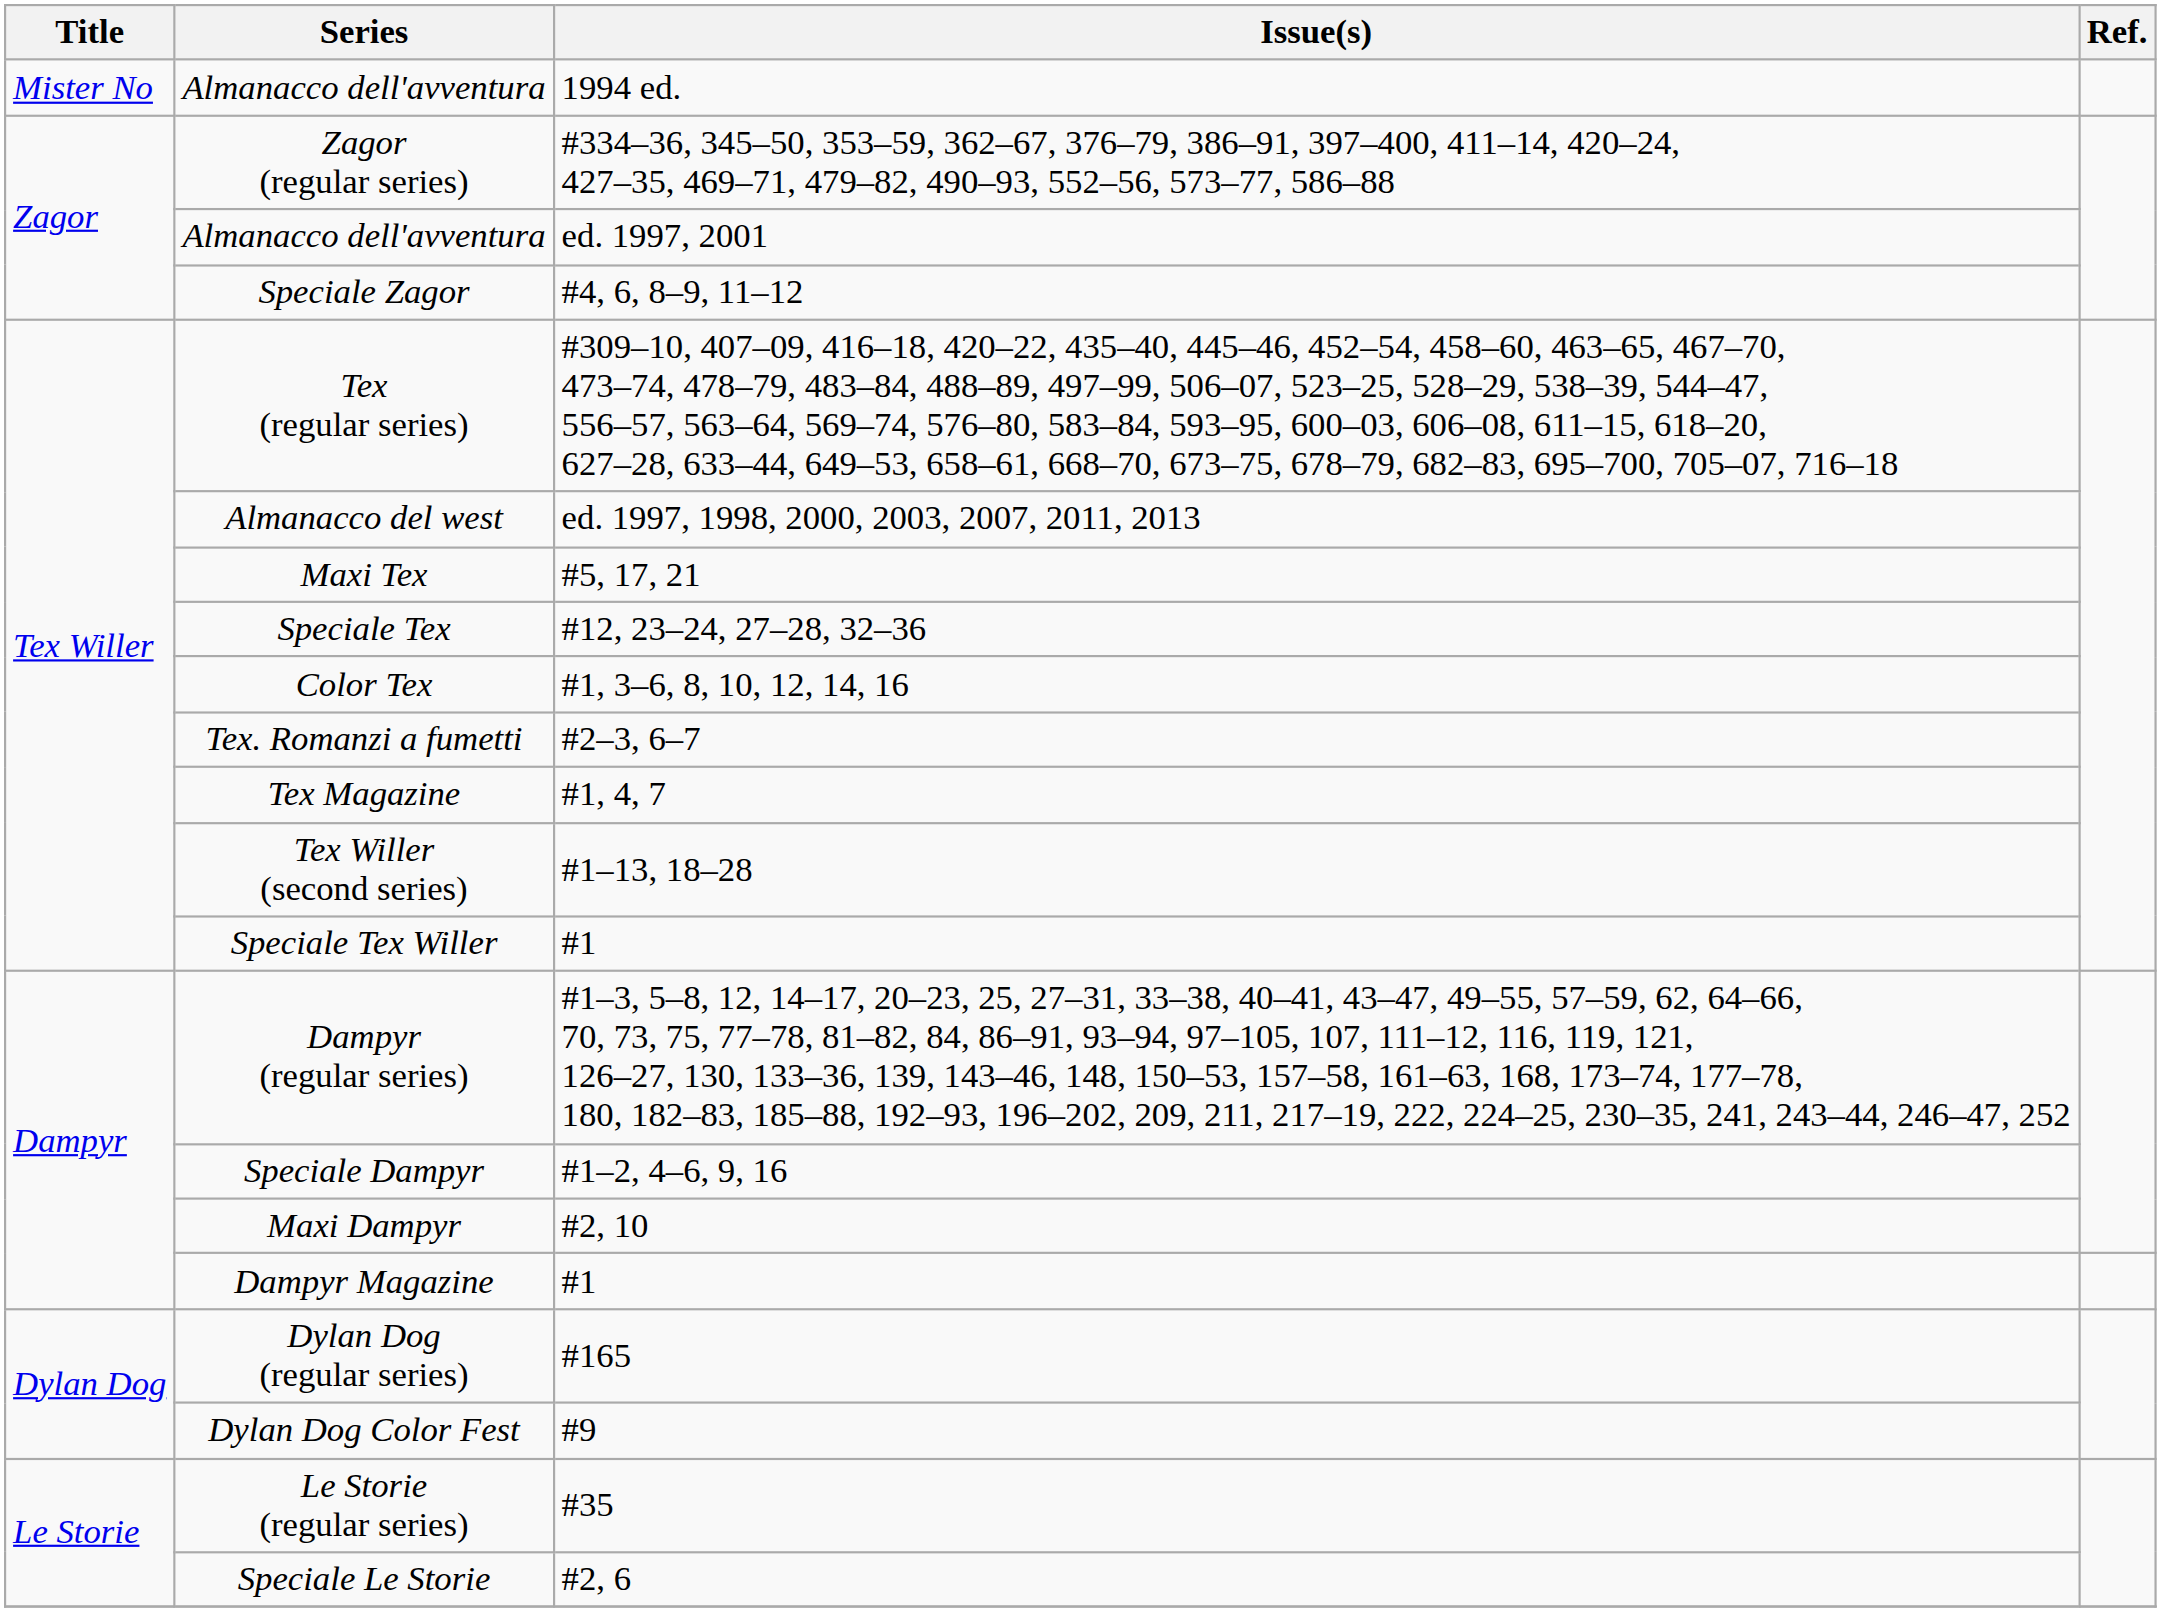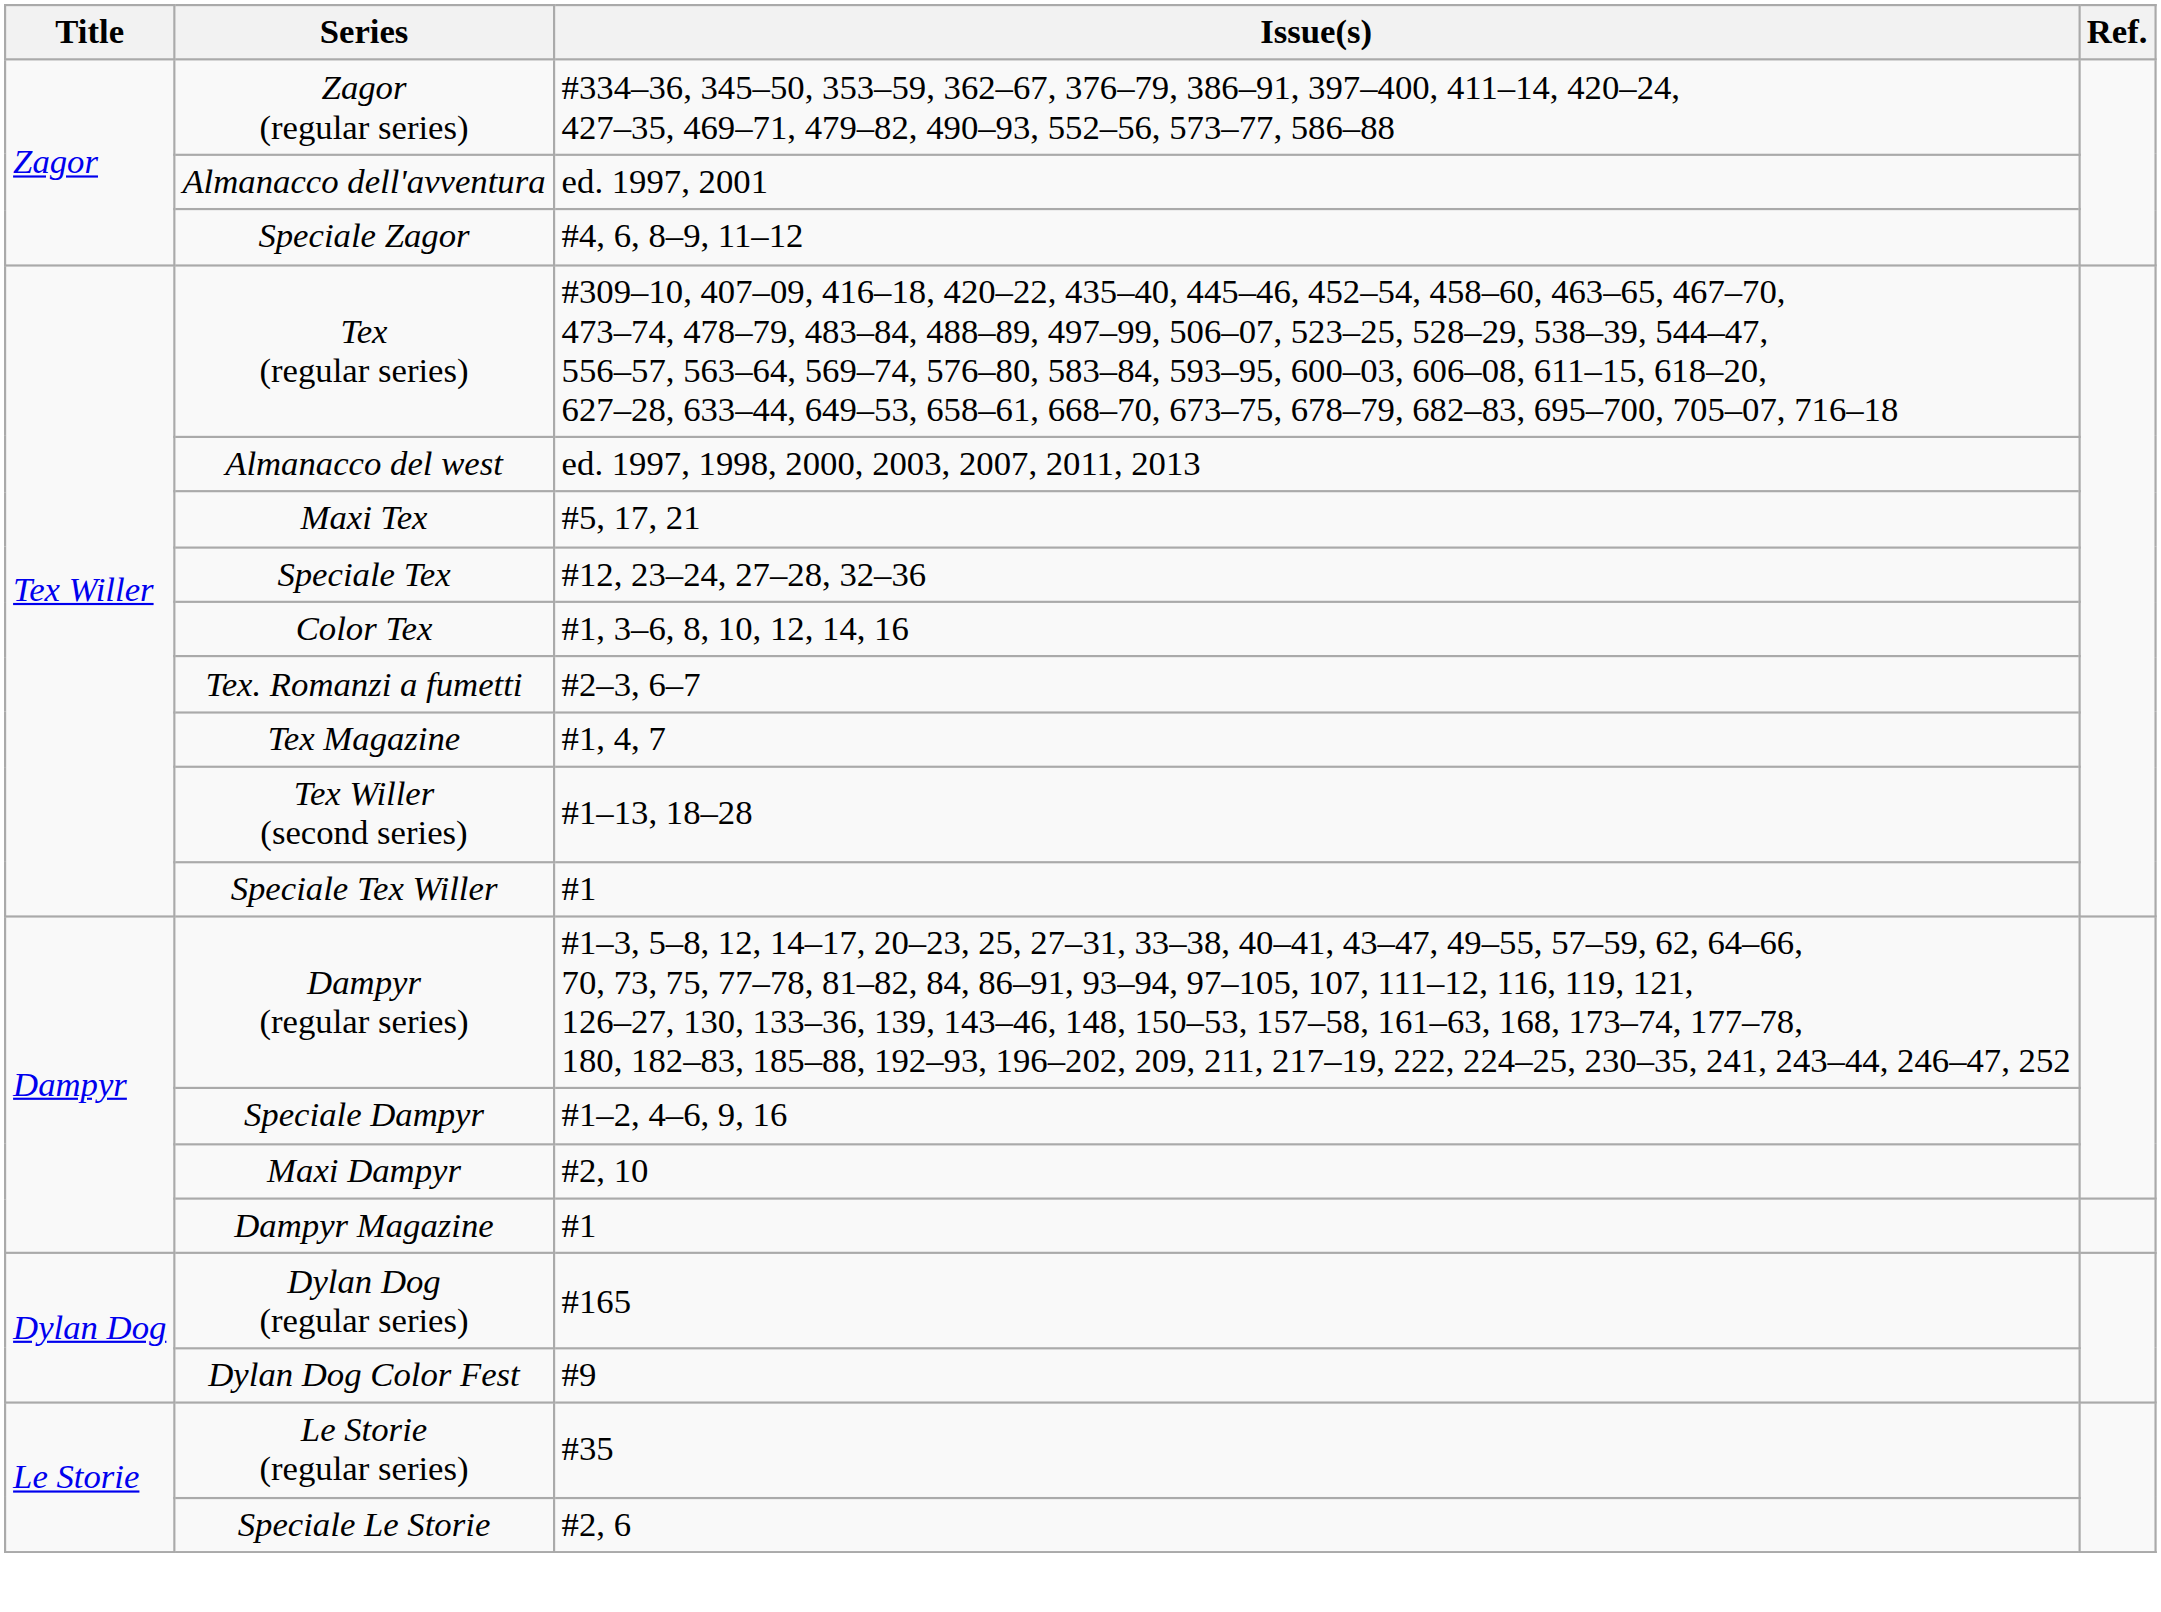- row: (364, 87)
